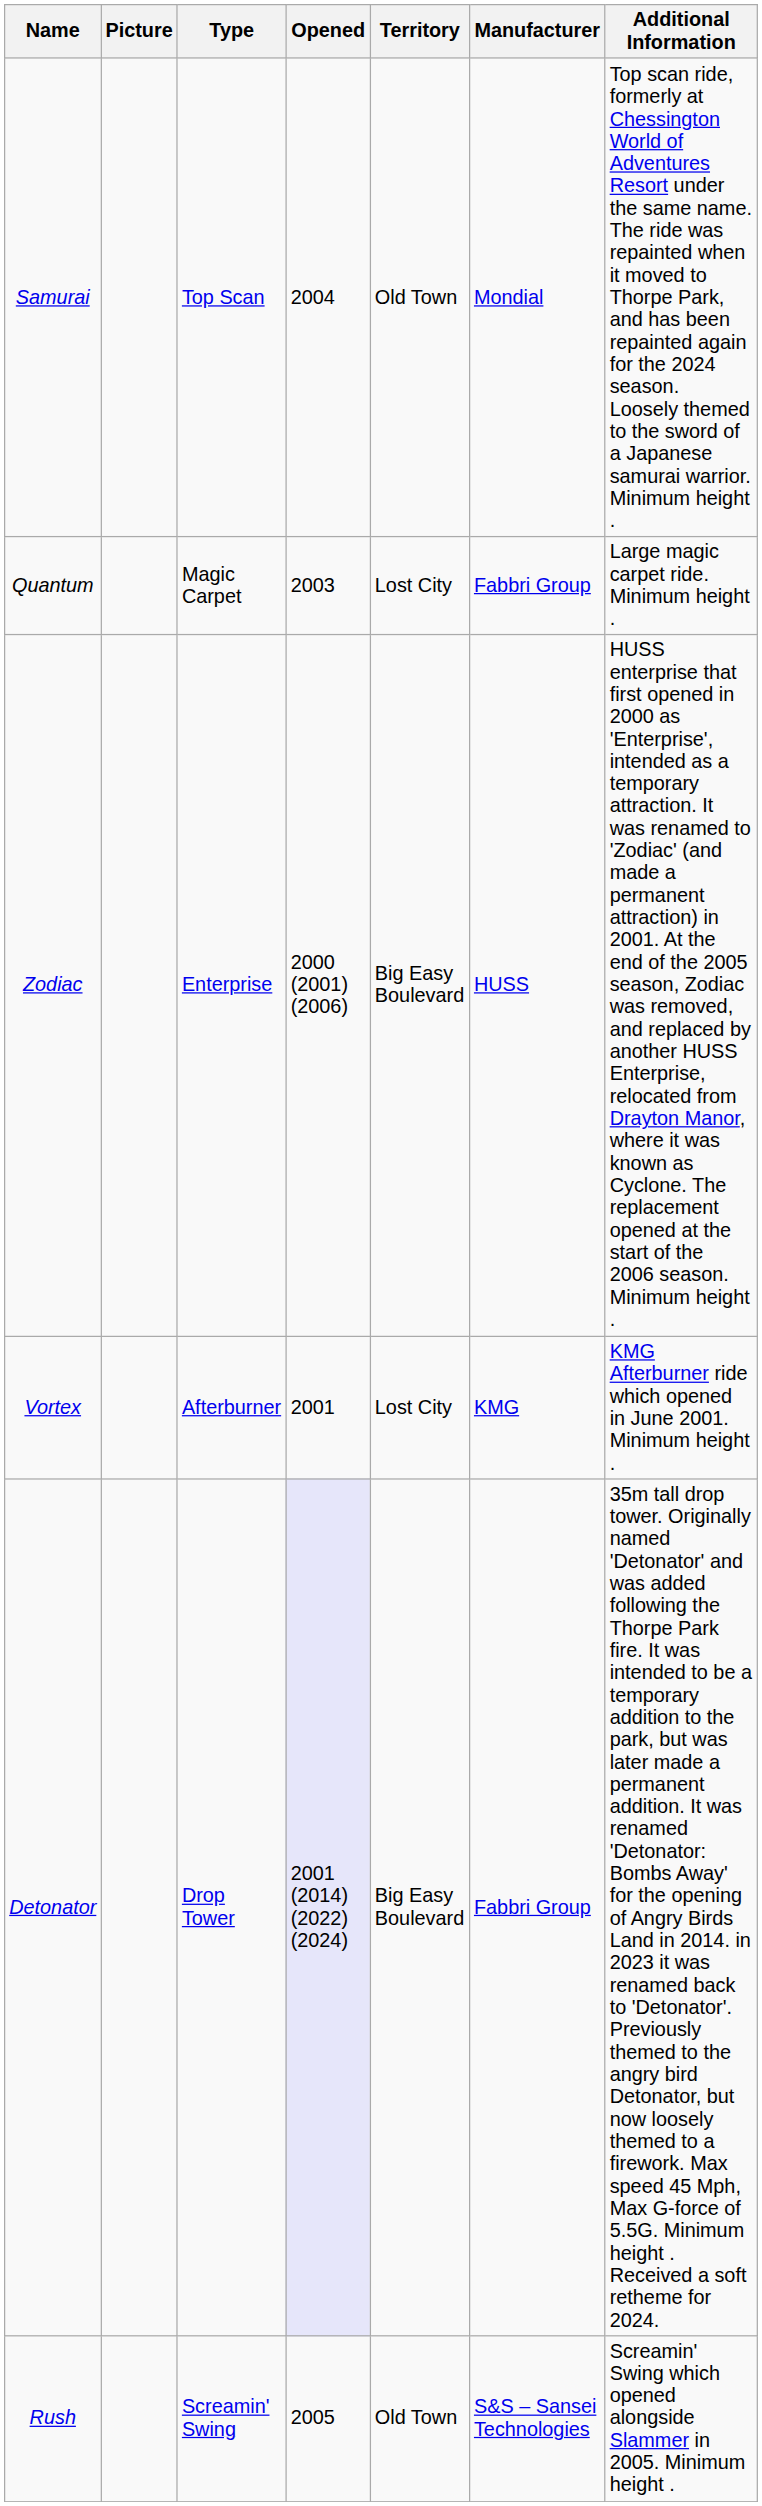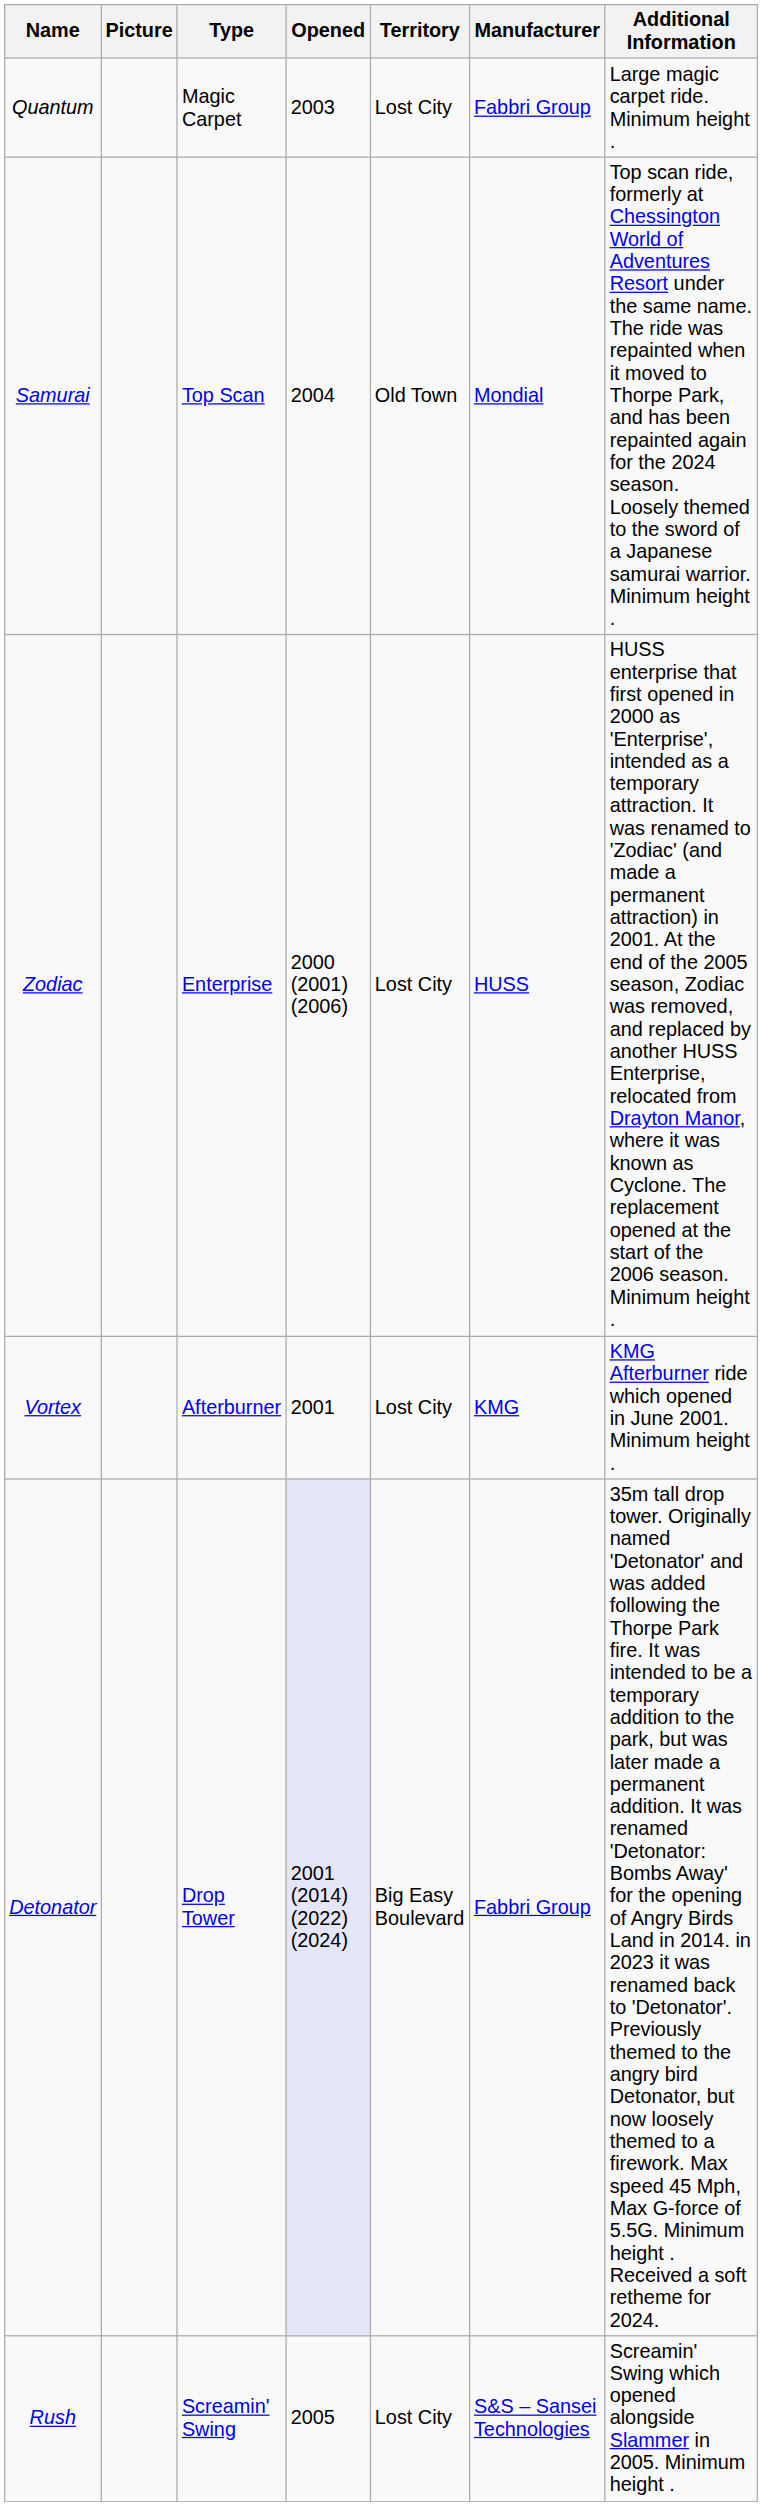rows swapped: (53, 297) <-> (53, 585)
(420, 985) Big Easy Boulevard -> (413, 985) Lost City
(416, 2418) Old Town -> (413, 2418) Lost City
